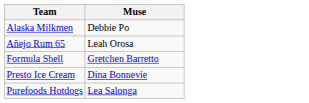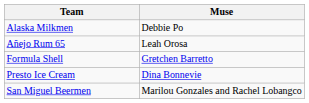- row: (45, 91)
+ row: (49, 91)
